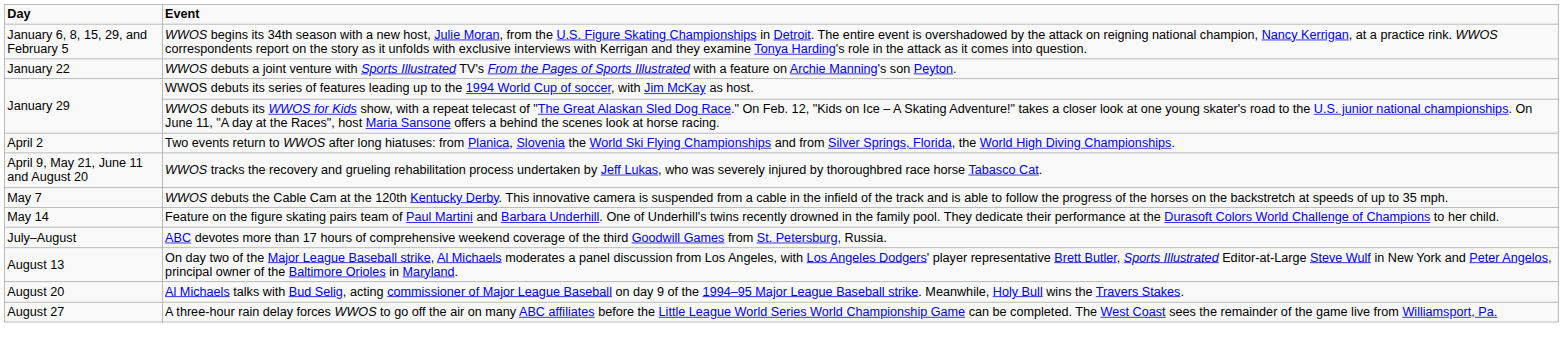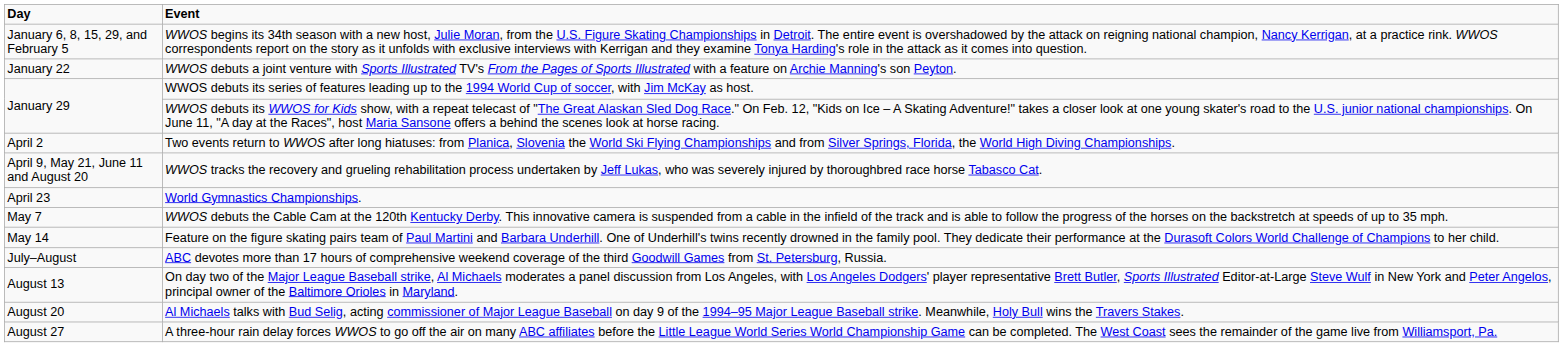+ row: (263, 197)
